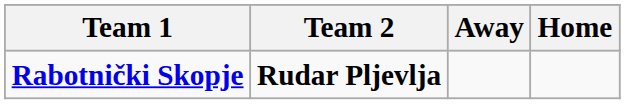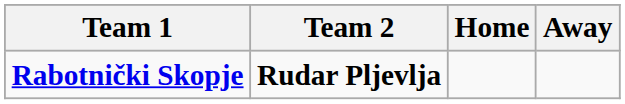columns swapped: (575, 27) <-> (489, 27)
